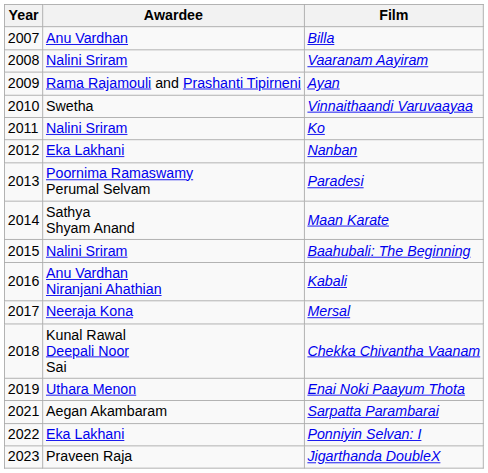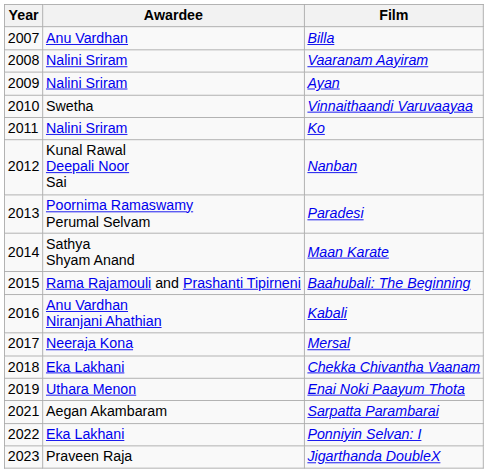(173, 83) Rama Rajamouli and Prashanti Tipirneni -> (87, 83) Nalini Sriram
(85, 151) Eka Lakhani -> (88, 167) Kunal Rawal Deepali Noor Sai
(87, 251) Nalini Sriram -> (173, 283) Rama Rajamouli and Prashanti Tipirneni
(88, 350) Kunal Rawal Deepali Noor Sai -> (85, 366) Eka Lakhani
